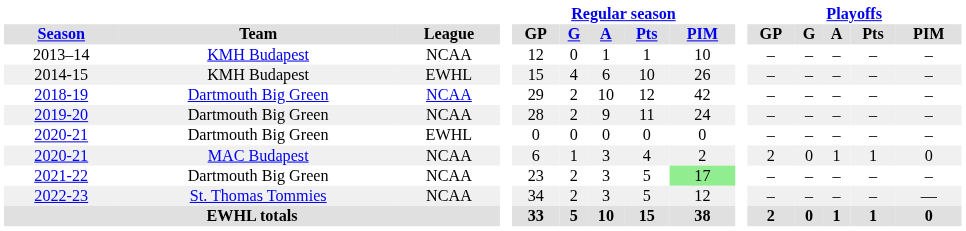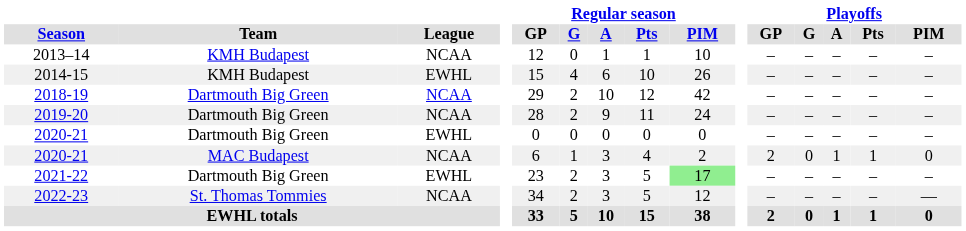(449, 175) NCAA -> (449, 175) EWHL
